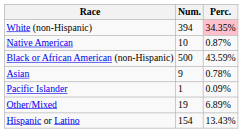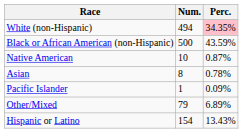(185, 27) 394 -> (185, 27) 494
rows swapped: (90, 58) <-> (40, 43)
(180, 74) 9 -> (180, 74) 8
(183, 105) 19 -> (183, 105) 79
